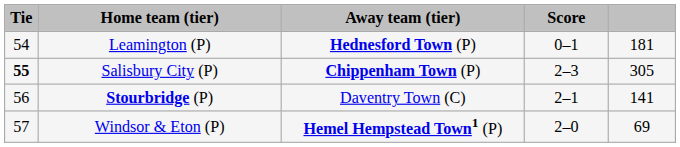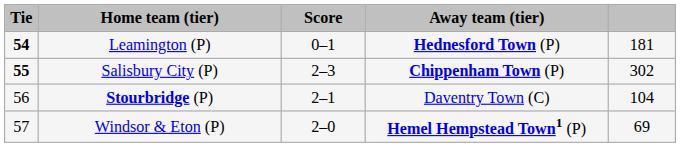columns swapped: (566, 18) <-> (403, 18)
(21, 44) normal -> (21, 44) bold
(642, 71) 305 -> (642, 71) 302
(642, 97) 141 -> (642, 97) 104
